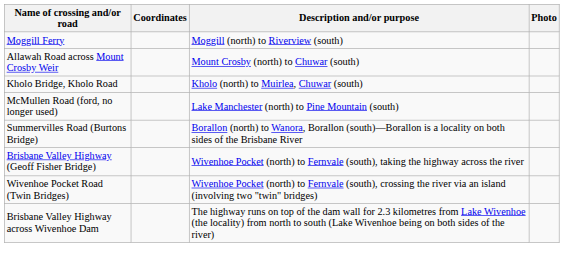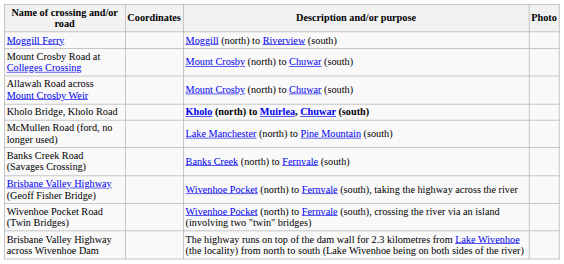+ row: (53, 62)
(277, 84) normal -> (277, 112) bold
- row: (66, 134)
+ row: (46, 161)
